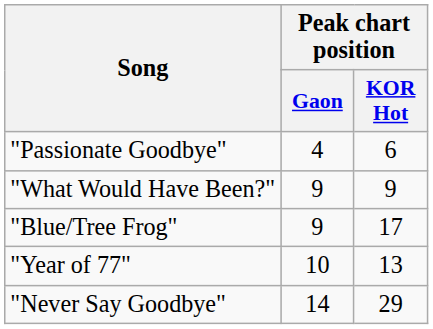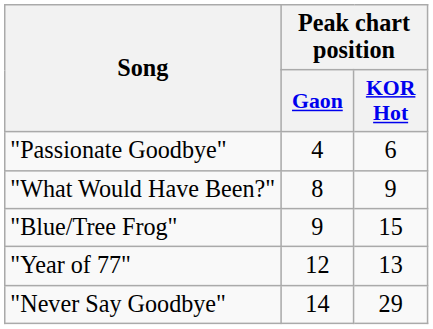(317, 189) 9 -> (317, 189) 8
(391, 227) 17 -> (391, 227) 15
(317, 265) 10 -> (317, 265) 12
